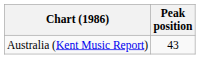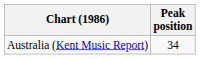(173, 44) 43 -> (173, 44) 34
